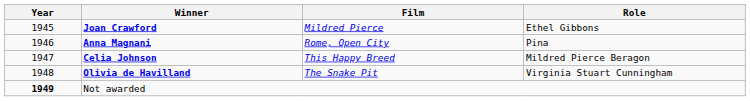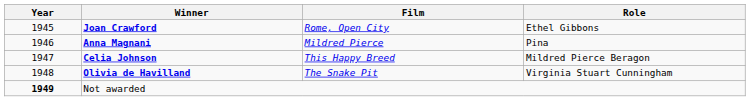(344, 27) Mildred Pierce -> (347, 27) Rome, Open City
(347, 42) Rome, Open City -> (344, 42) Mildred Pierce
